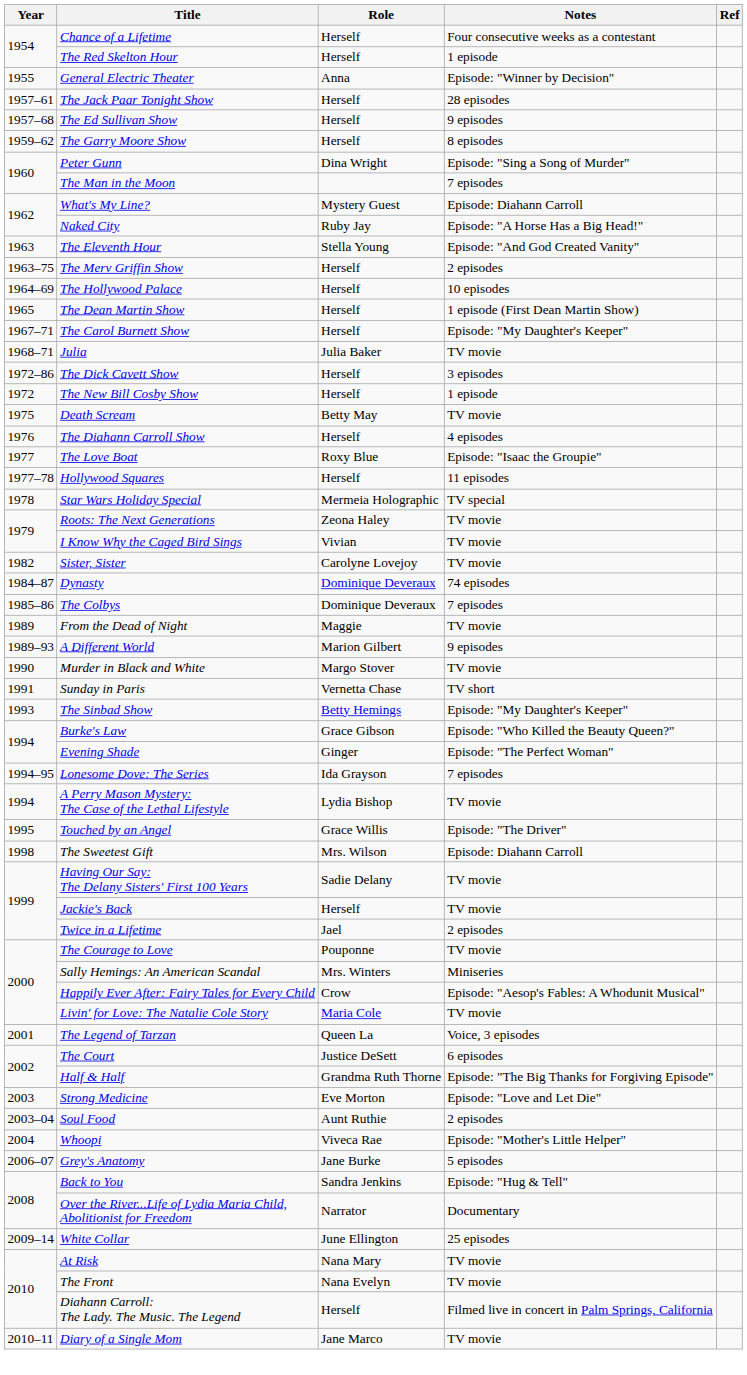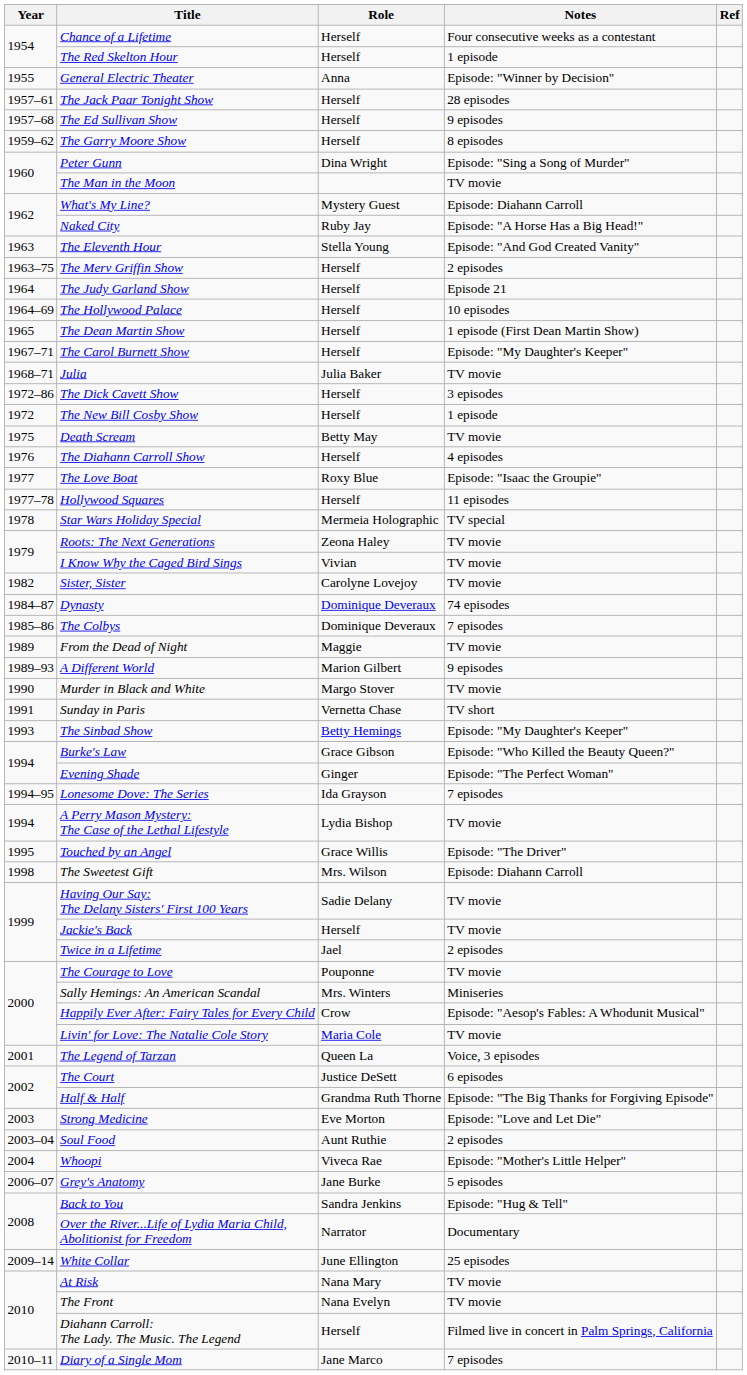(475, 183) 7 episodes -> (474, 183) TV movie
+ row: (124, 288)
(474, 1338) TV movie -> (475, 1359) 7 episodes
